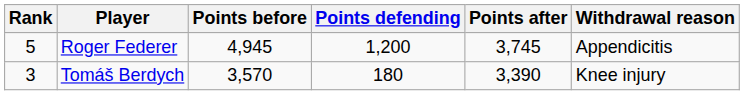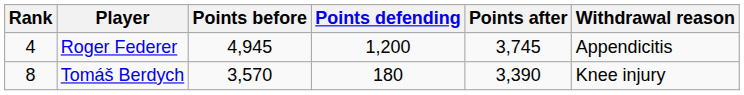(31, 47) 5 -> (31, 47) 4
(31, 75) 3 -> (31, 75) 8
